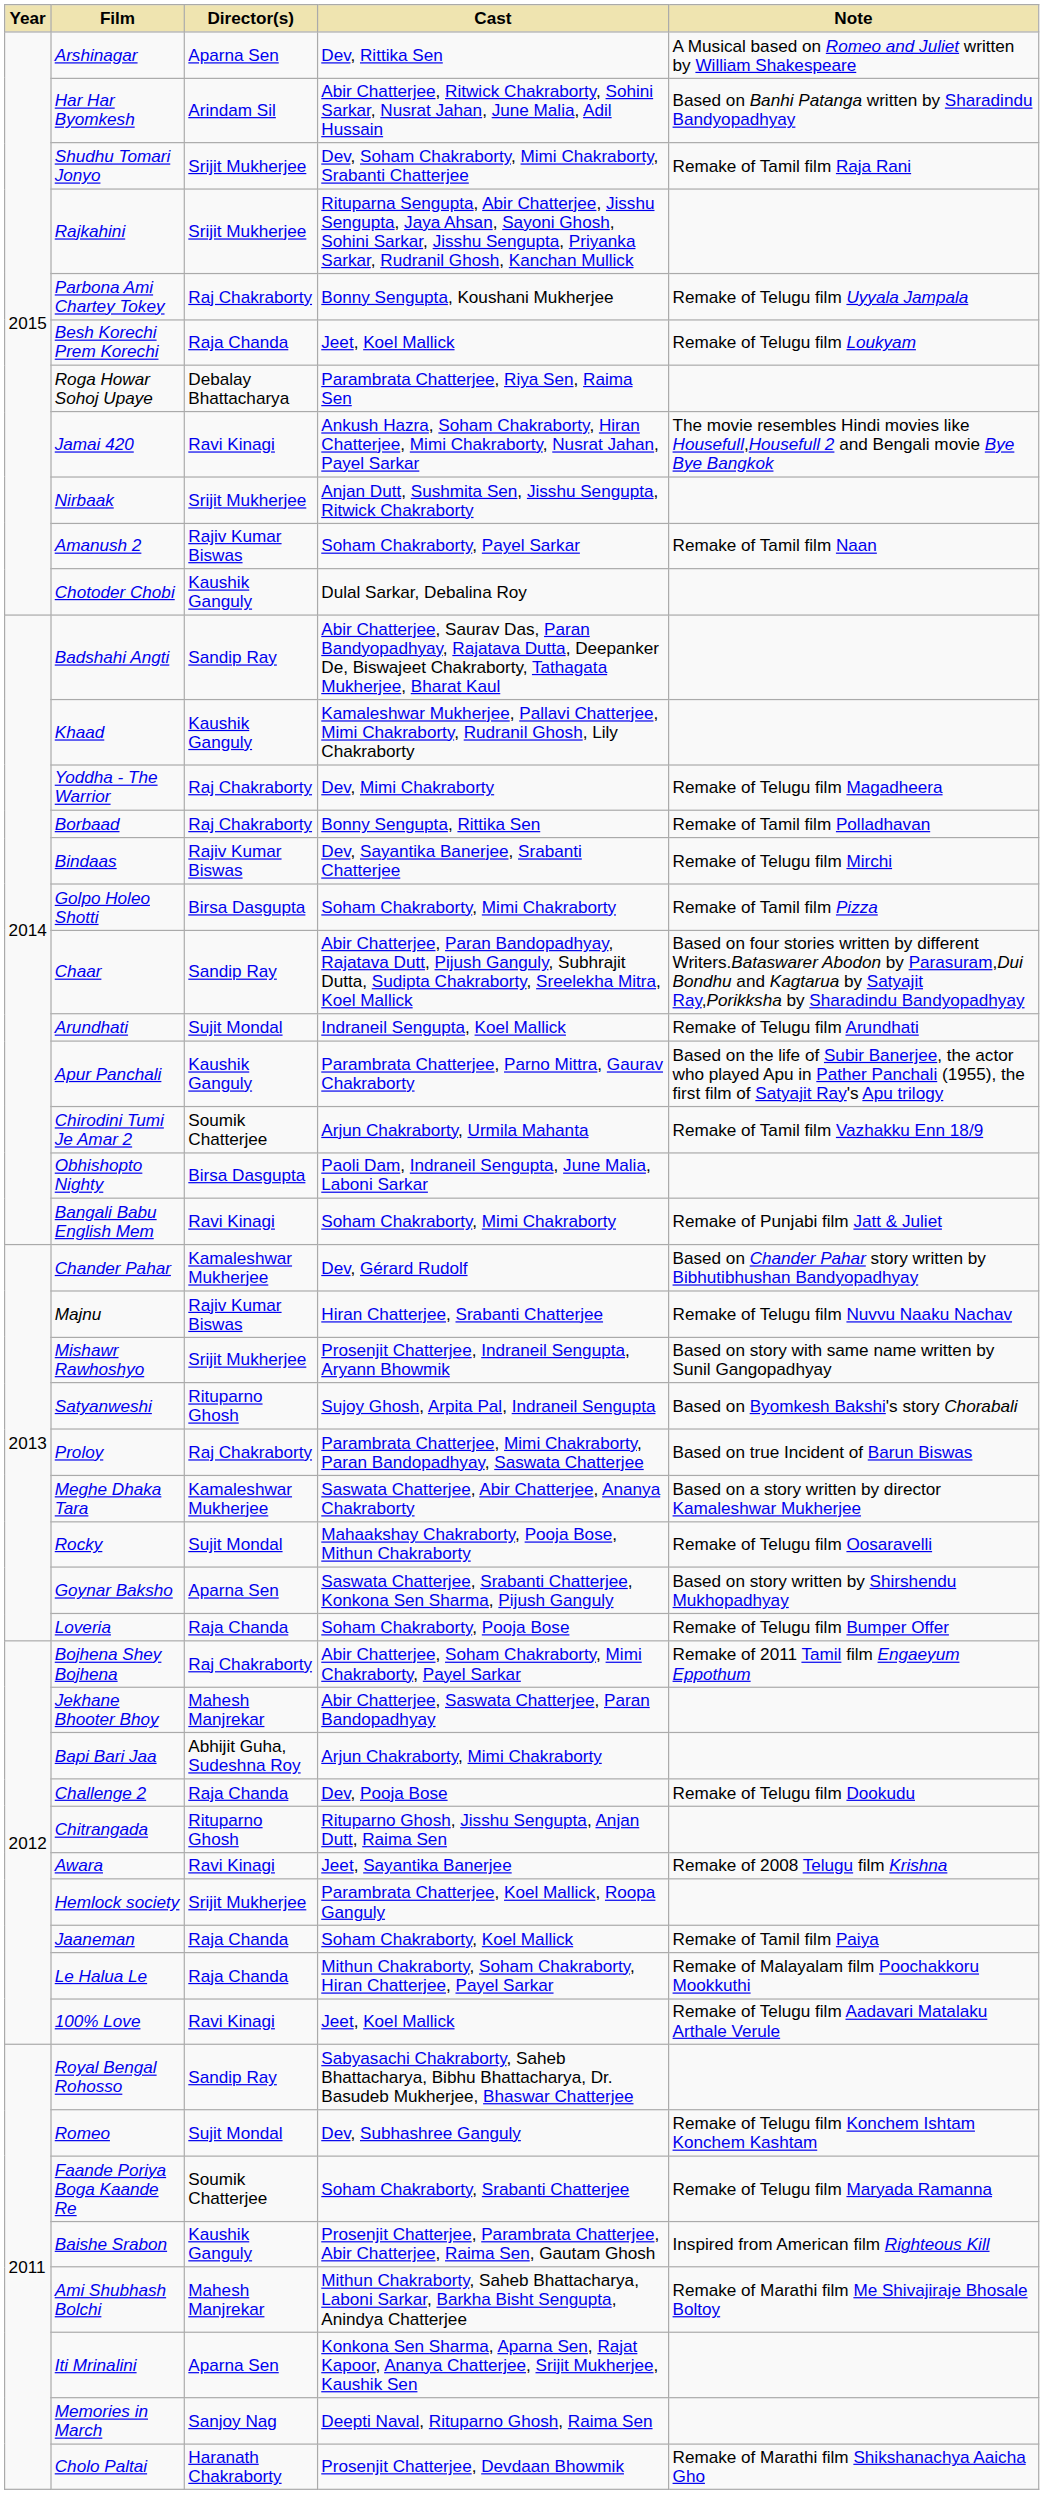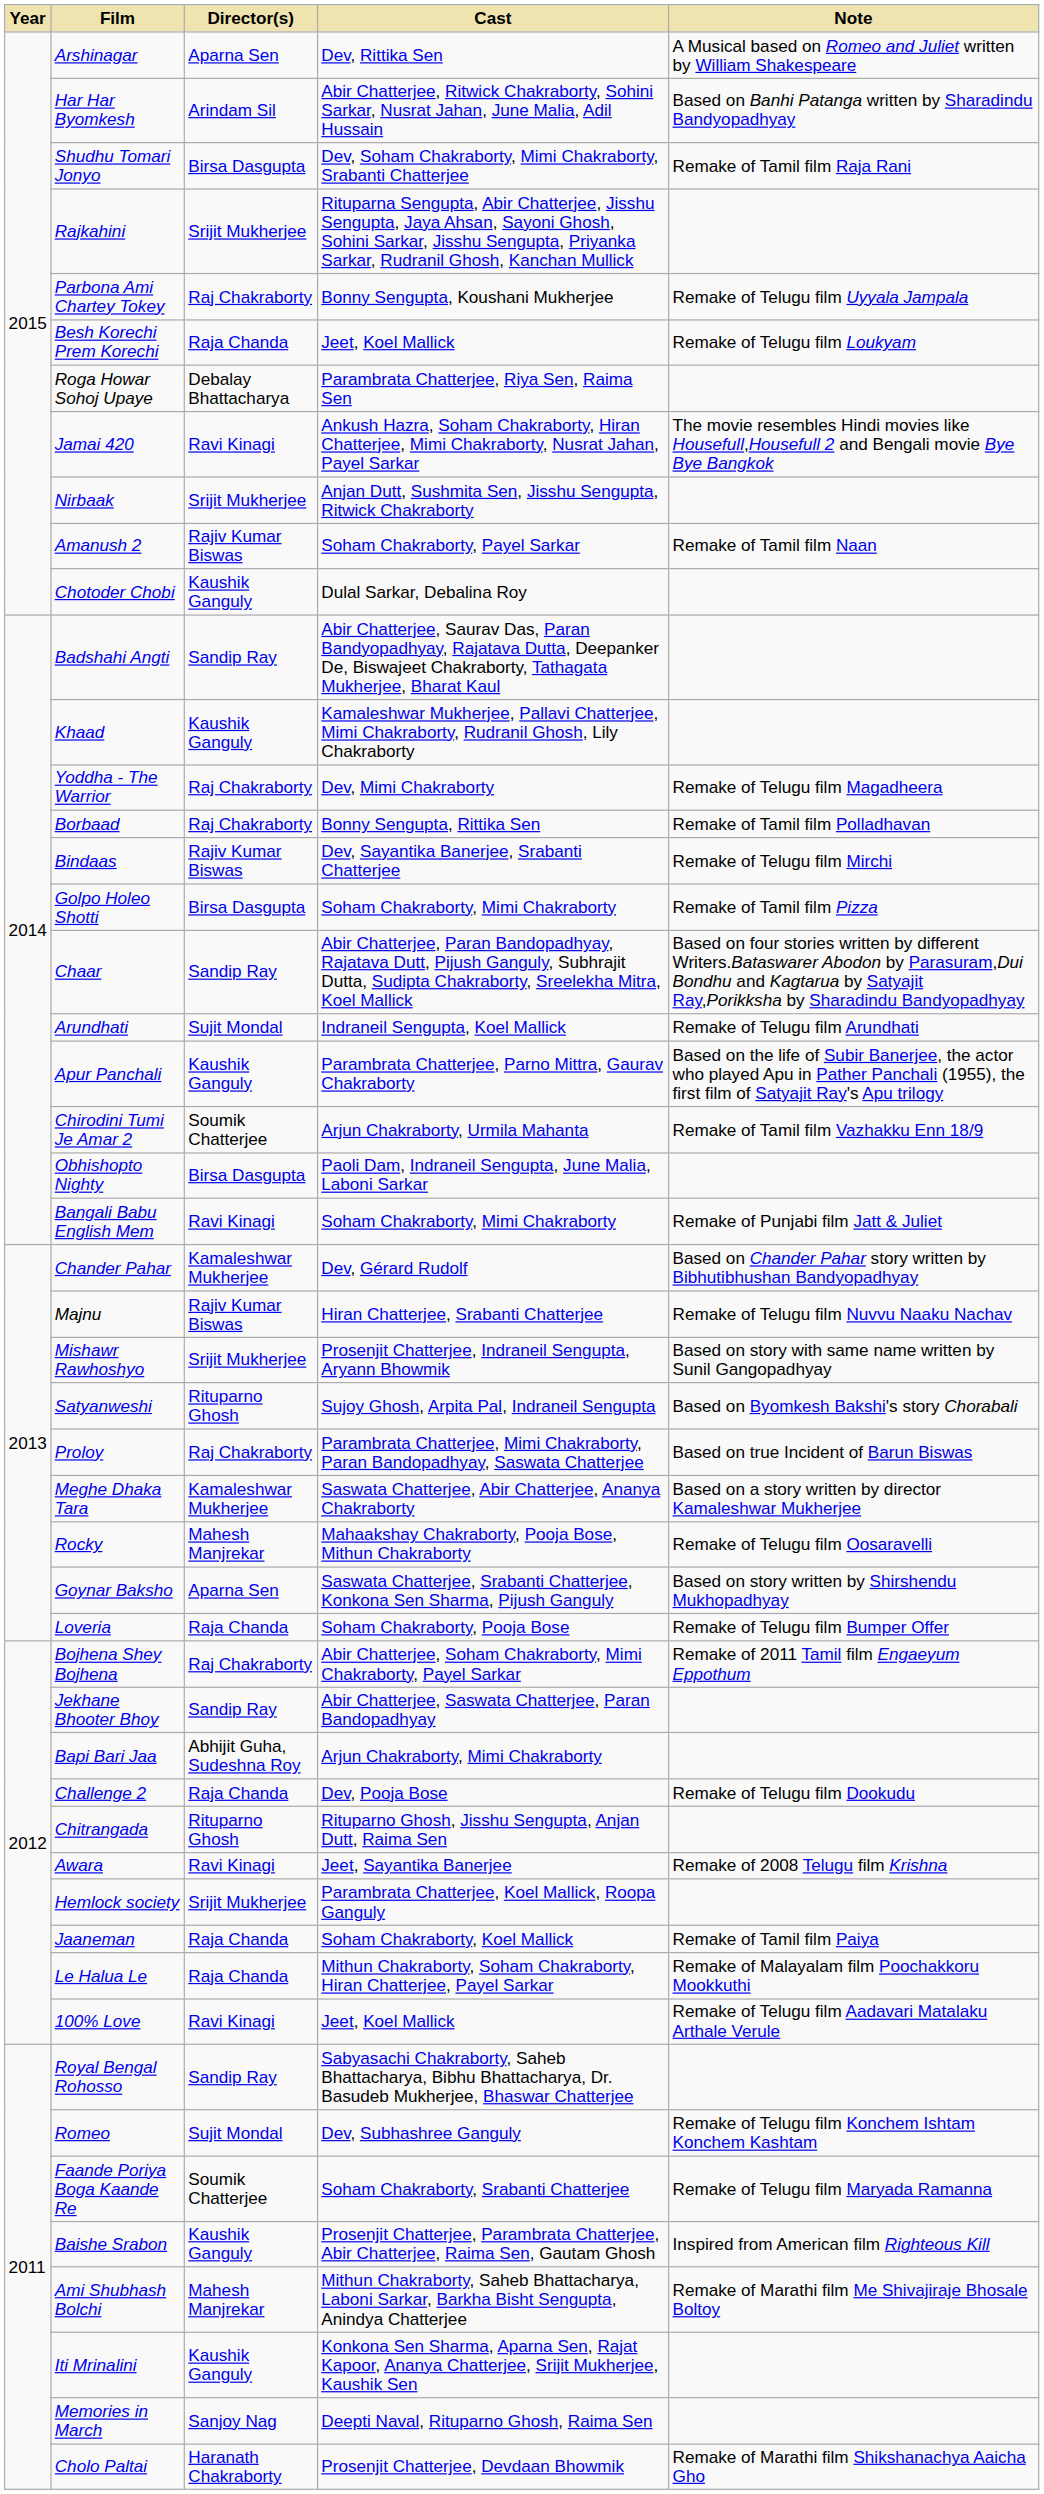(247, 166) Srijit Mukherjee -> (247, 166) Birsa Dasgupta
(235, 1545) Sujit Mondal -> (226, 1545) Mahesh Manjrekar
(226, 1710) Mahesh Manjrekar -> (233, 1710) Sandip Ray
(234, 2365) Aparna Sen -> (220, 2365) Kaushik Ganguly
